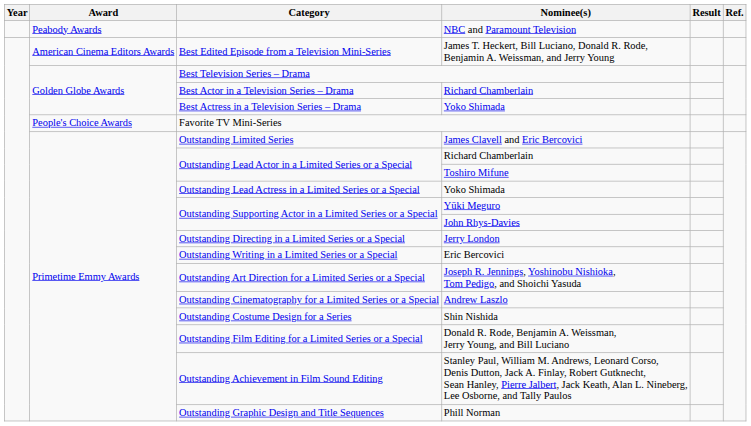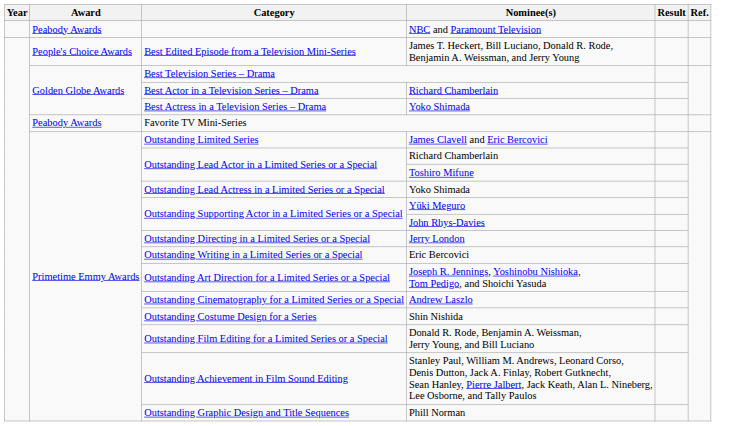(103, 51) American Cinema Editors Awards -> (82, 51) People's Choice Awards
(82, 123) People's Choice Awards -> (67, 123) Peabody Awards
